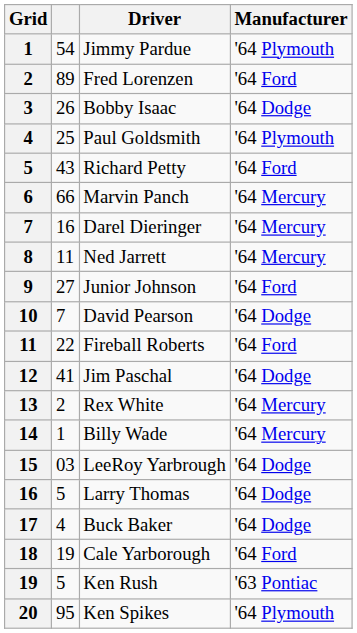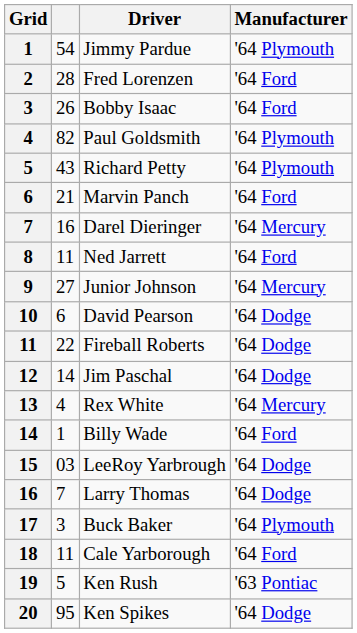(65, 78) 89 -> (65, 78) 28
(273, 108) '64 Dodge -> (266, 108) '64 Ford
(65, 138) 25 -> (65, 138) 82
(266, 167) '64 Ford -> (284, 167) '64 Plymouth
(65, 197) 66 -> (65, 197) 21
(280, 197) '64 Mercury -> (266, 197) '64 Ford
(280, 256) '64 Mercury -> (266, 256) '64 Ford
(266, 286) '64 Ford -> (280, 286) '64 Mercury
(61, 316) 7 -> (61, 316) 6
(266, 345) '64 Ford -> (273, 345) '64 Dodge
(65, 375) 41 -> (65, 375) 14
(61, 405) 2 -> (61, 405) 4
(280, 434) '64 Mercury -> (266, 434) '64 Ford
(61, 494) 5 -> (61, 494) 7
(61, 524) 4 -> (61, 524) 3
(273, 524) '64 Dodge -> (284, 524) '64 Plymouth
(65, 553) 19 -> (65, 553) 11
(284, 613) '64 Plymouth -> (273, 613) '64 Dodge
